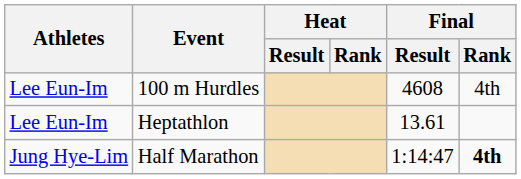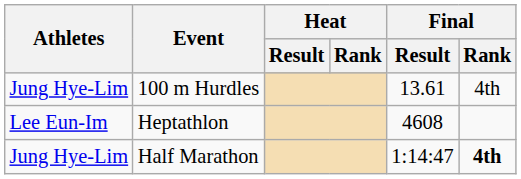(59, 89) Lee Eun-Im -> (69, 89) Jung Hye-Lim
(423, 89) 4608 -> (423, 89) 13.61
(423, 122) 13.61 -> (423, 122) 4608
